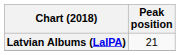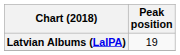(152, 42) 21 -> (152, 42) 19
